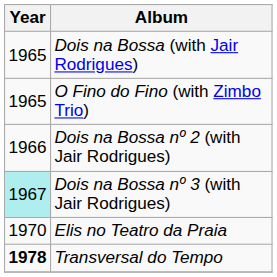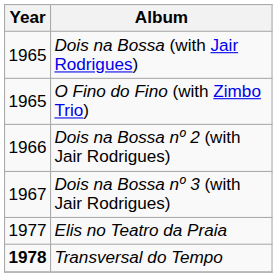(28, 194) paleturquoise background -> (28, 194) no background
(28, 230) 1970 -> (28, 230) 1977
